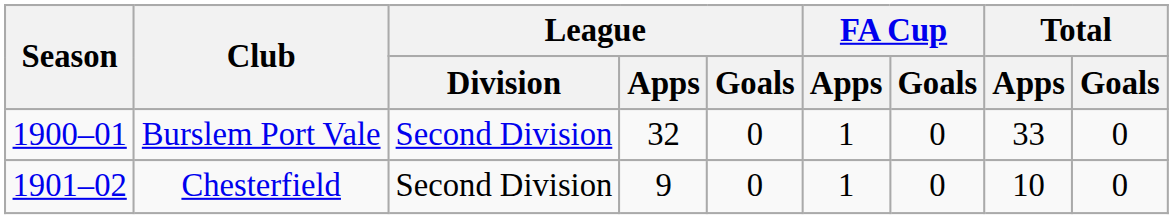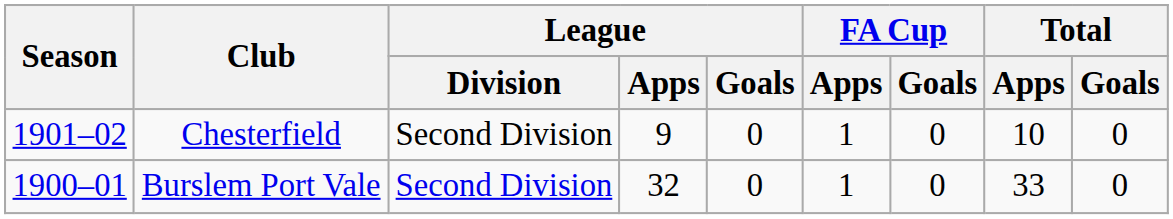rows swapped: (261, 133) <-> (261, 185)
